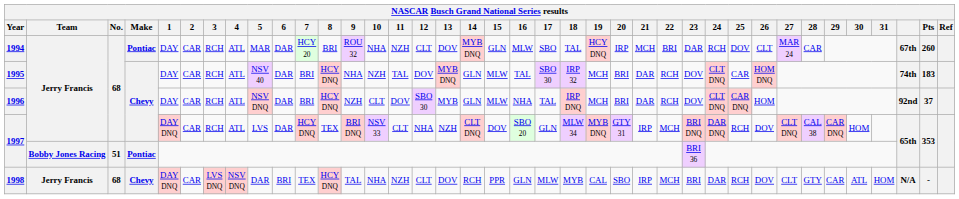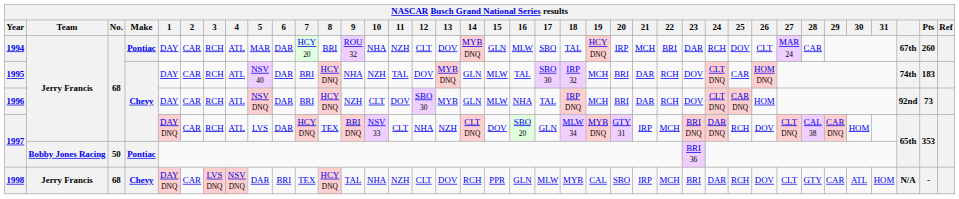(928, 101) 37 -> (928, 101) 73
(116, 154) 51 -> (116, 154) 50
